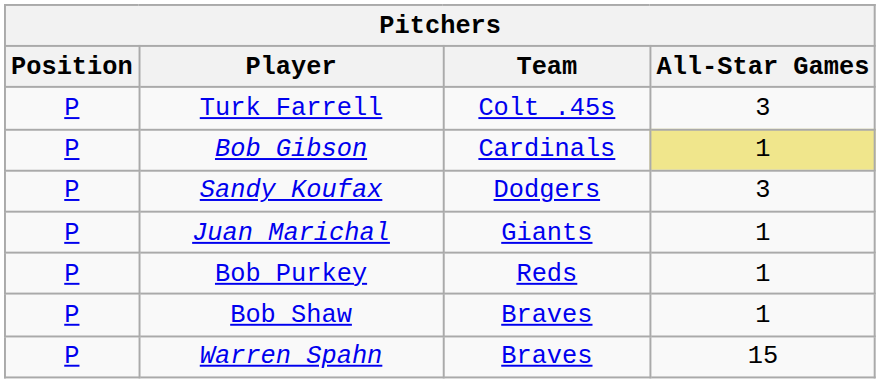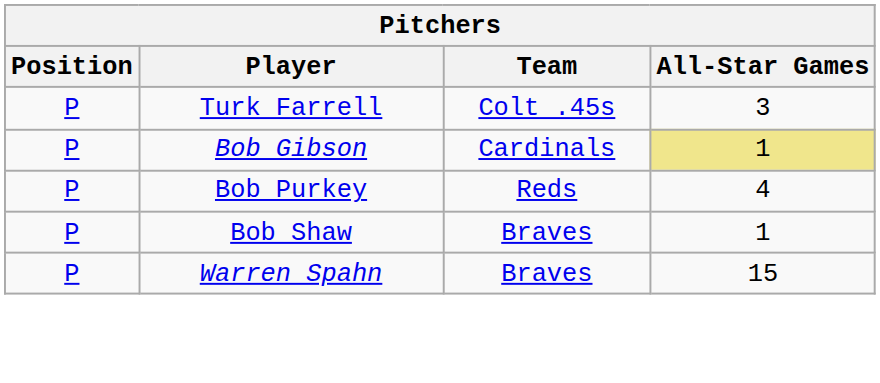- row: (291, 191)
- row: (291, 232)
(763, 274) 1 -> (763, 191) 4
